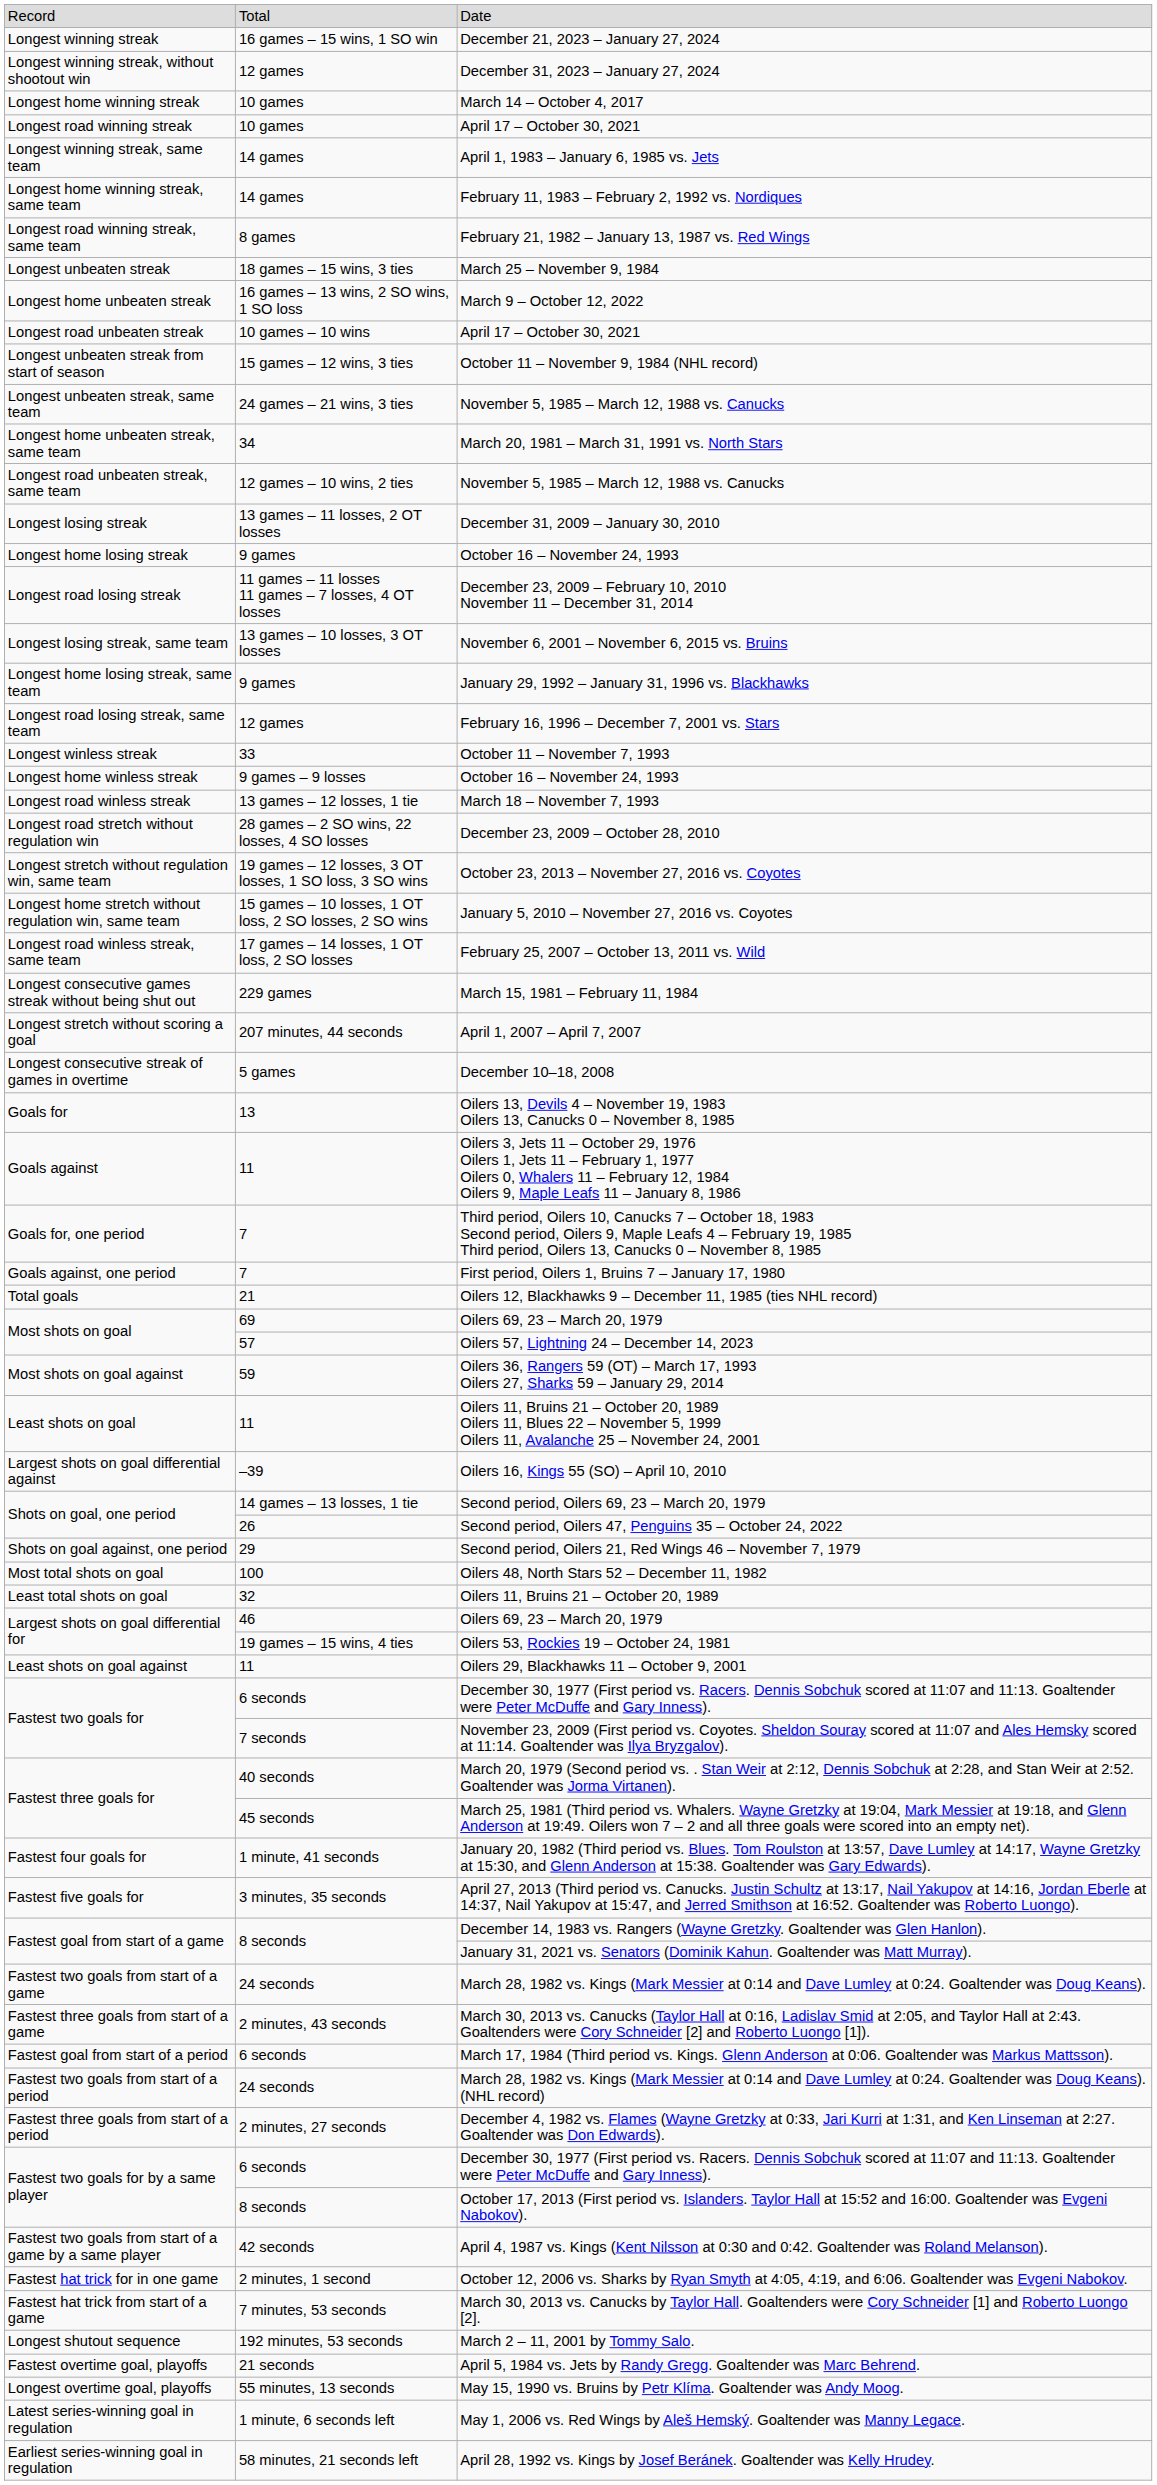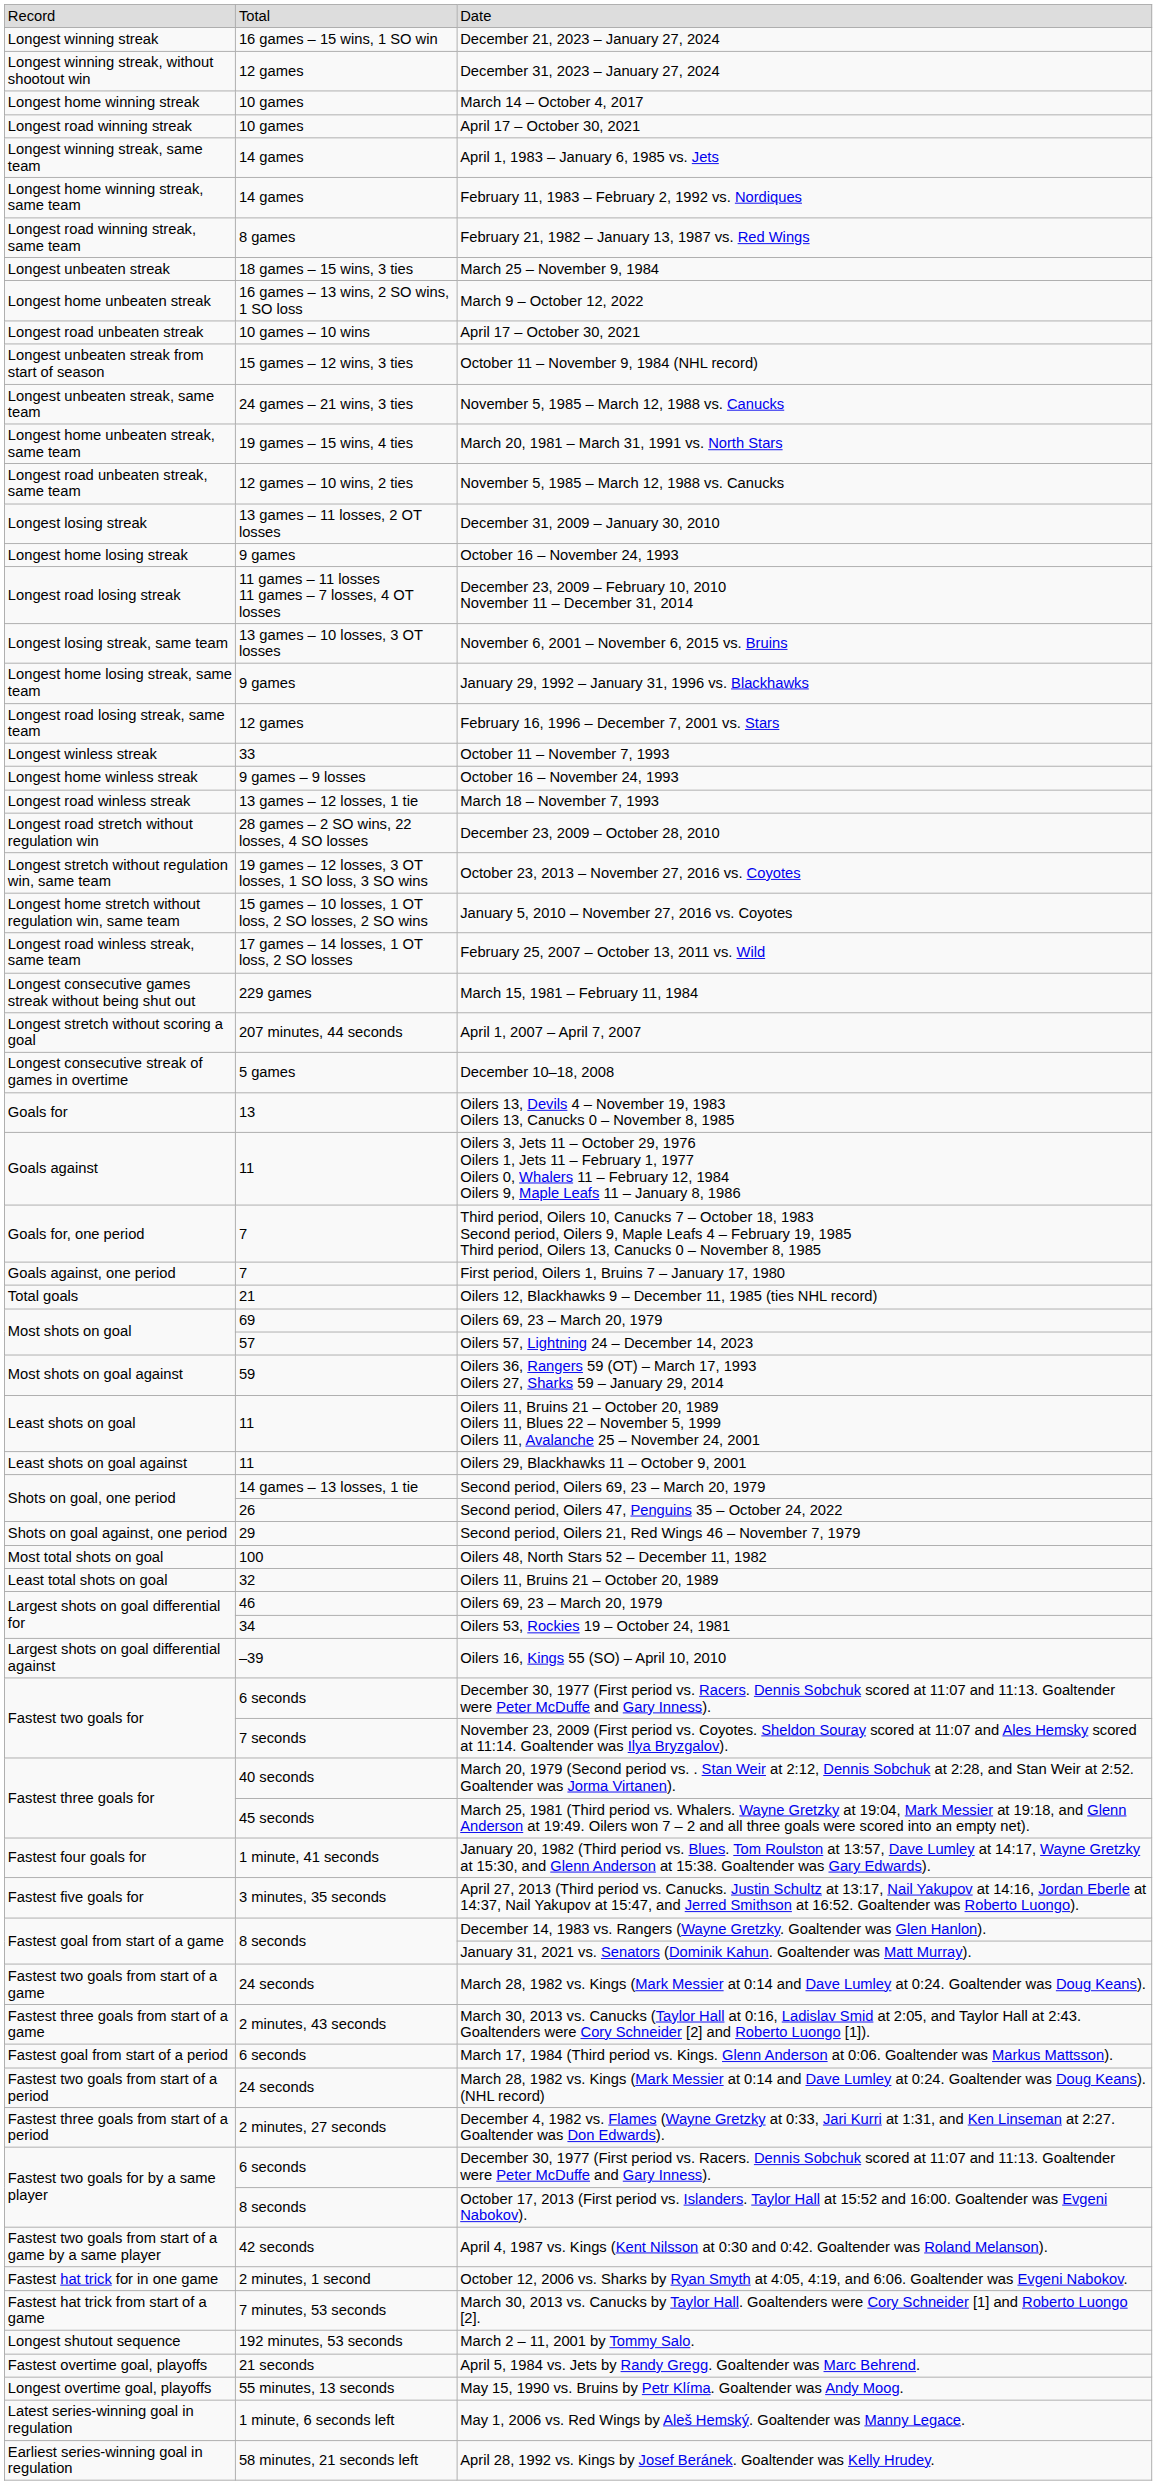(247, 443) 34 -> (326, 443) 19 games – 15 wins, 4 ties
rows swapped: (97, 1666) <-> (114, 1471)
(326, 1643) 19 games – 15 wins, 4 ties -> (247, 1626) 34
